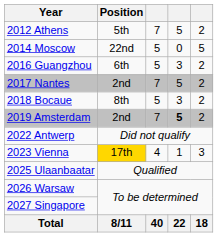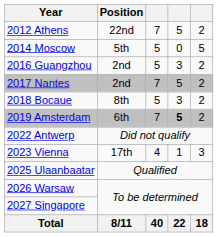(122, 30) 5th -> (122, 30) 22nd
(122, 48) 22nd -> (122, 48) 5th
(122, 65) 6th -> (122, 65) 2nd
(122, 118) 2nd -> (122, 118) 6th
(122, 153) gold background -> (122, 153) no background
